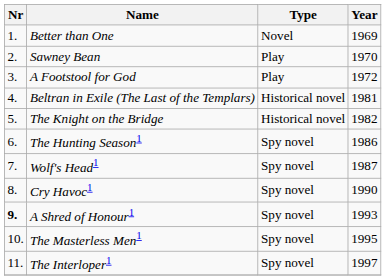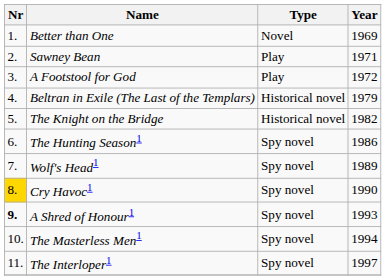(364, 56) 1970 -> (364, 56) 1971
(364, 98) 1981 -> (364, 98) 1979
(364, 165) 1987 -> (364, 165) 1989
(12, 190) no background -> (12, 190) gold background
(364, 238) 1995 -> (364, 238) 1994
